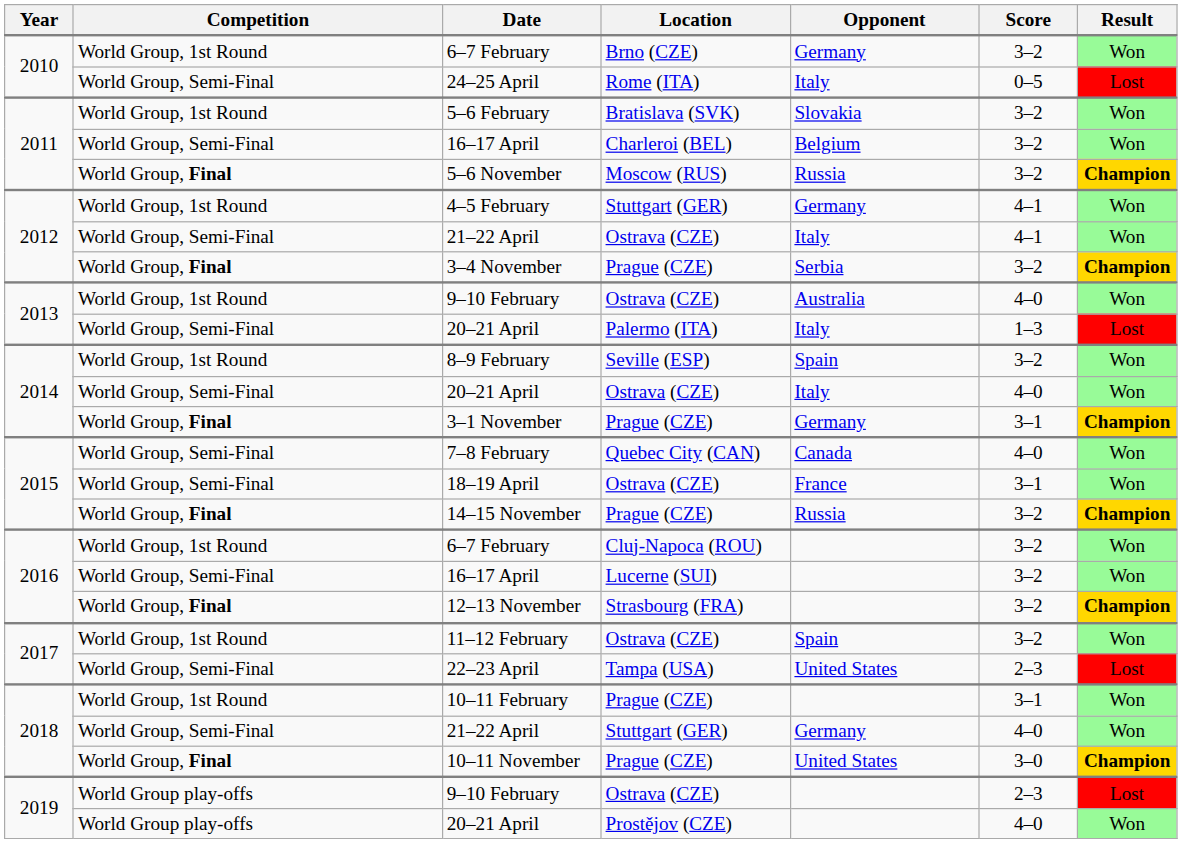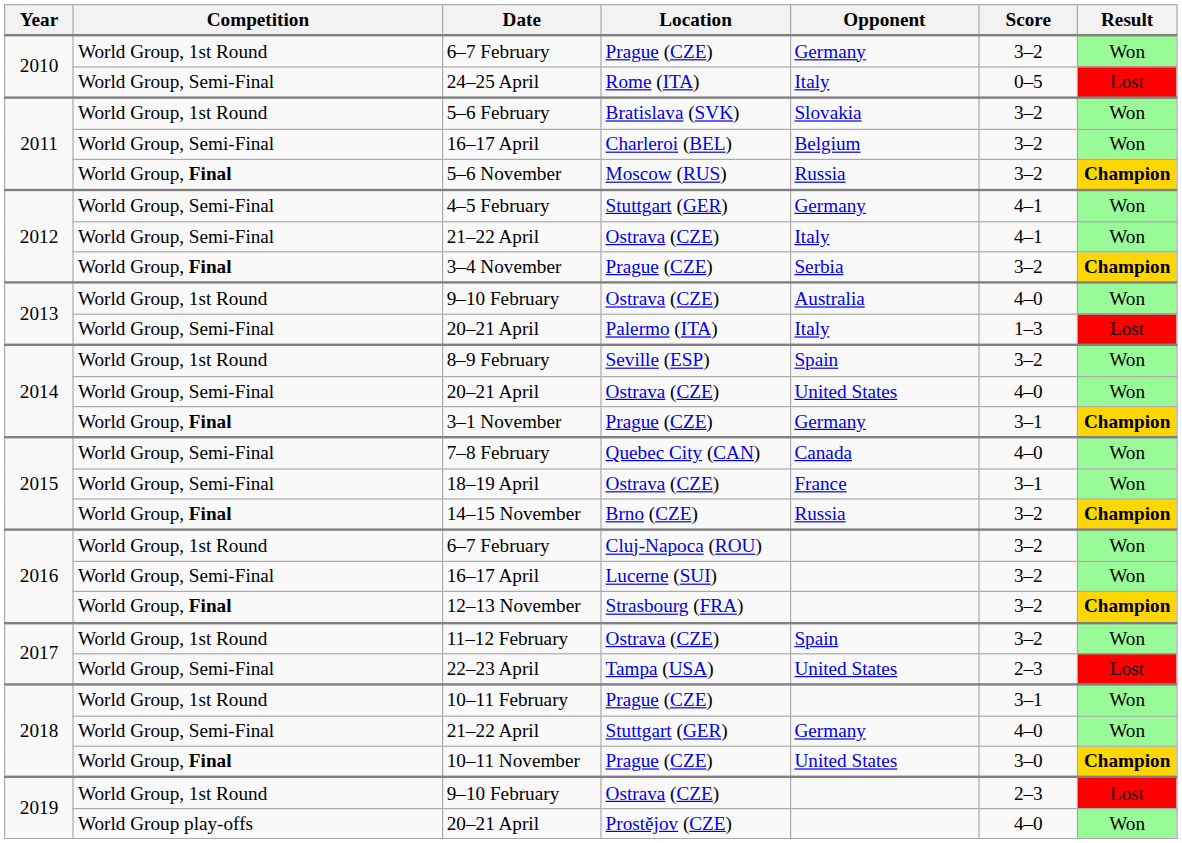(652, 51) Brno (CZE) -> (659, 51) Prague (CZE)
(173, 206) World Group, 1st Round -> (176, 206) World Group, Semi-Final
(812, 391) Italy -> (846, 391) United States
(659, 514) Prague (CZE) -> (652, 514) Brno (CZE)
(165, 792) World Group play-offs -> (173, 792) World Group, 1st Round
